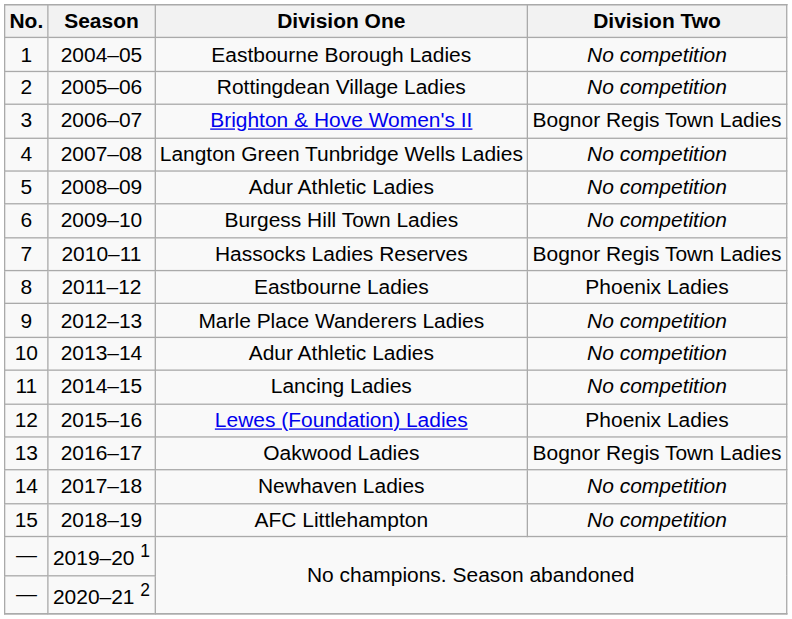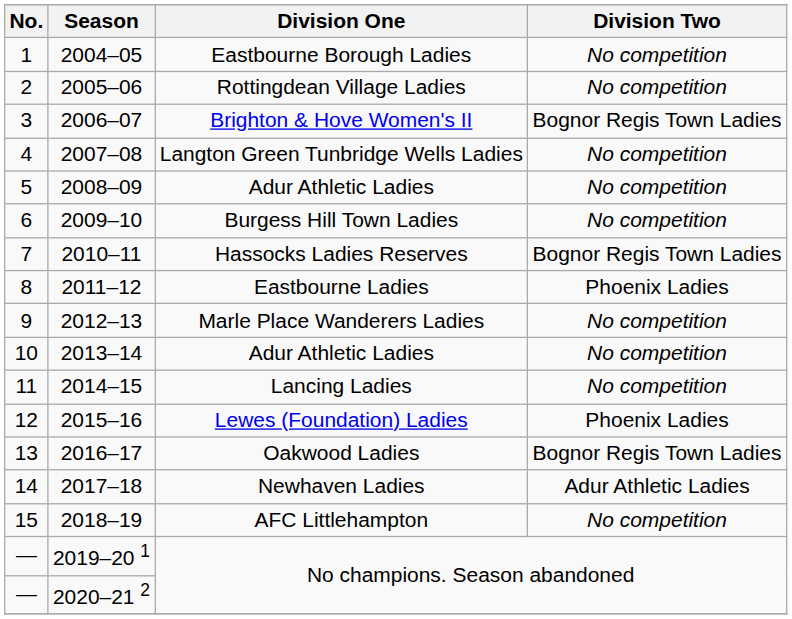(657, 486) No competition -> (657, 486) Adur Athletic Ladies
